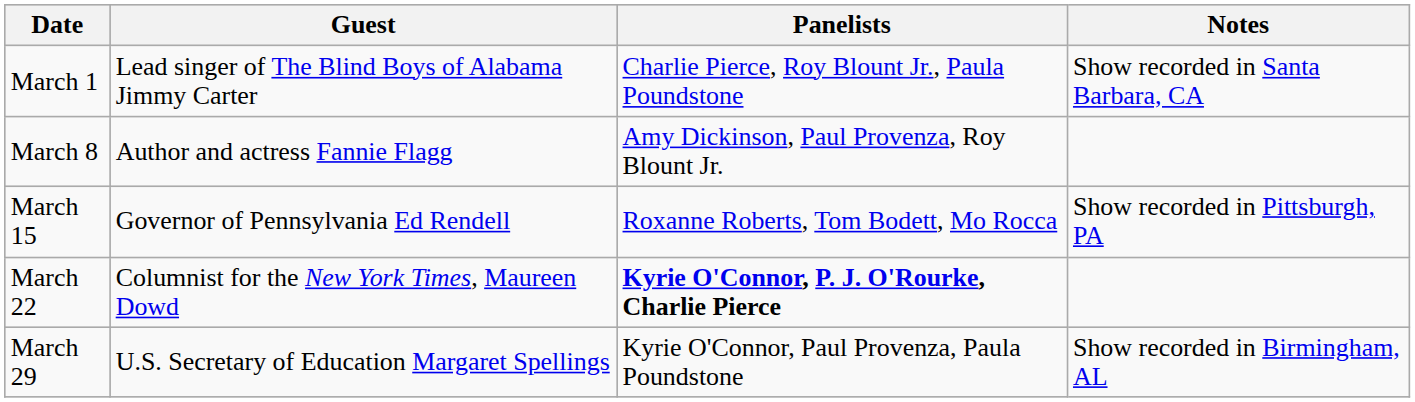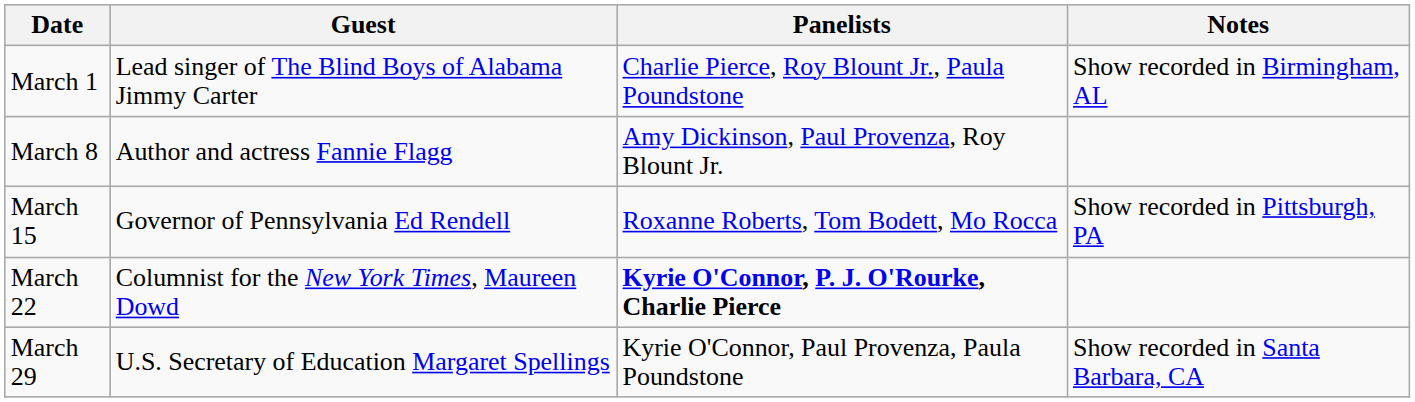(1196, 80) Show recorded in Santa Barbara, CA -> (1236, 80) Show recorded in Birmingham, AL
(1236, 361) Show recorded in Birmingham, AL -> (1196, 361) Show recorded in Santa Barbara, CA
